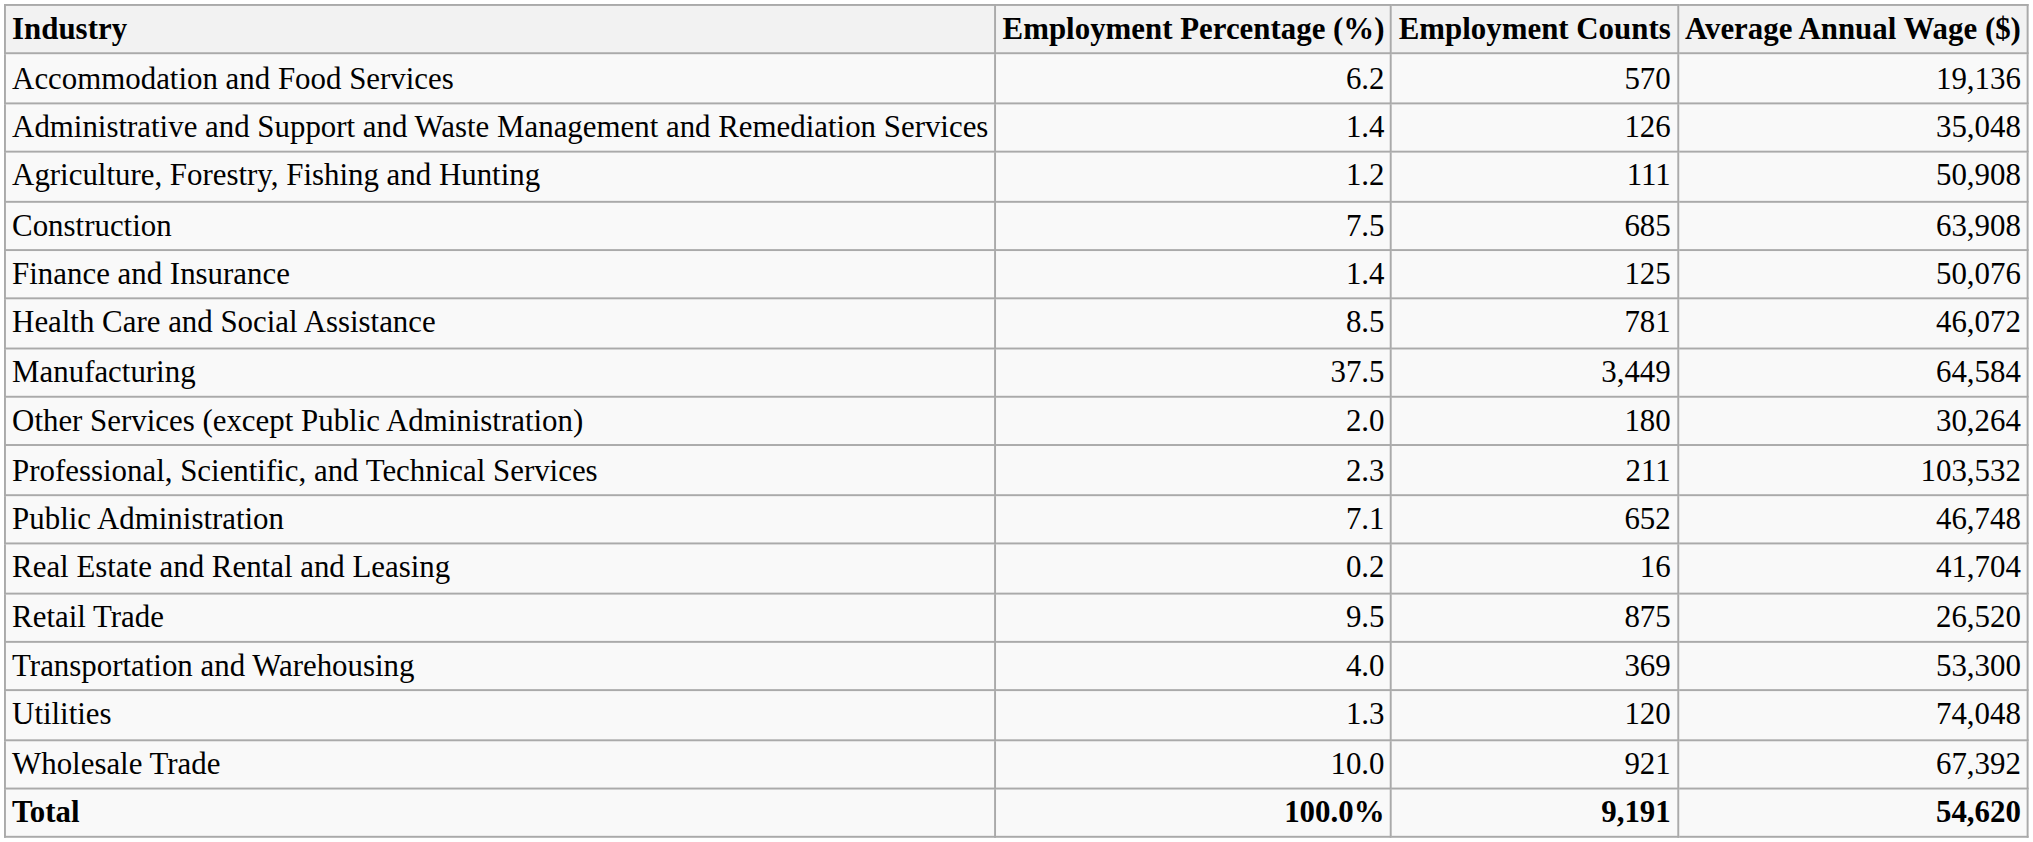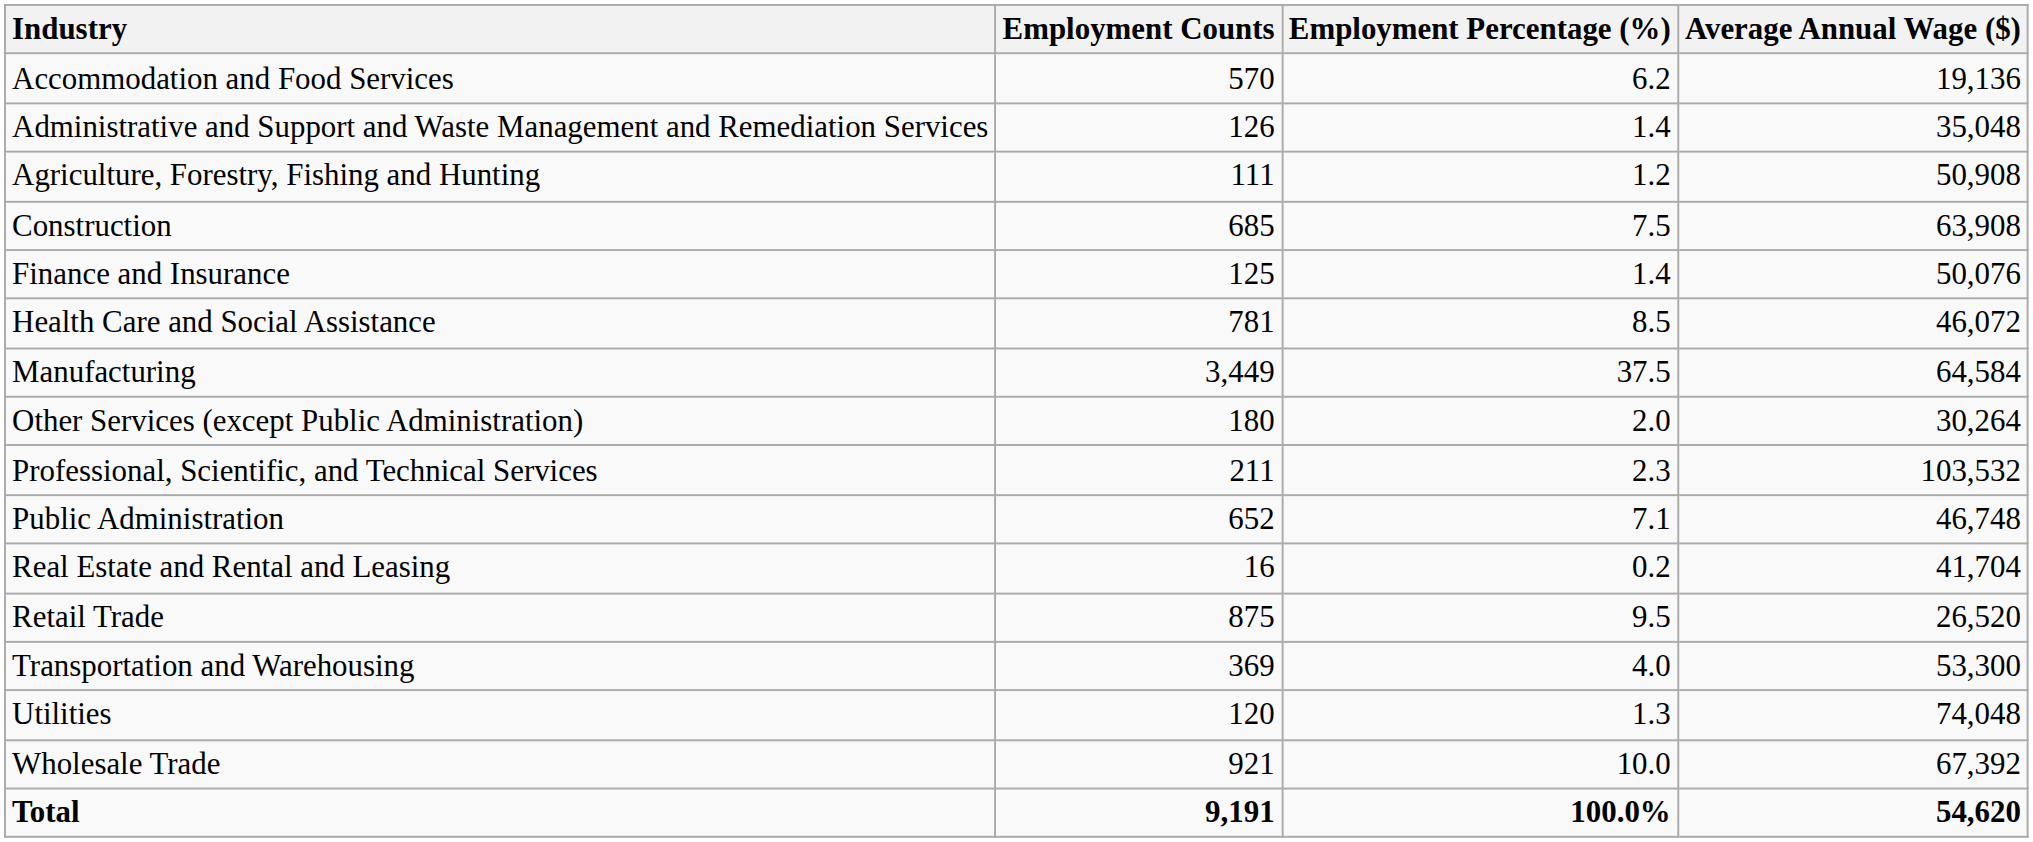columns swapped: (1535, 28) <-> (1194, 28)
